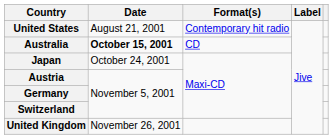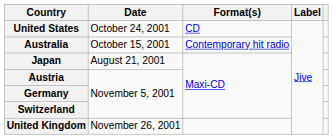(128, 28) August 21, 2001 -> (130, 28) October 24, 2001
(237, 28) Contemporary hit radio -> (193, 28) CD
(131, 45) bold -> (130, 45) normal
(193, 45) CD -> (237, 45) Contemporary hit radio
(130, 61) October 24, 2001 -> (128, 61) August 21, 2001
